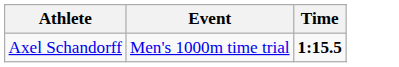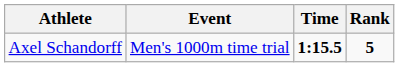+ column: (370, 19)
